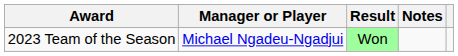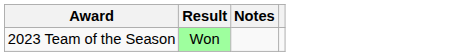- column: (263, 16)
